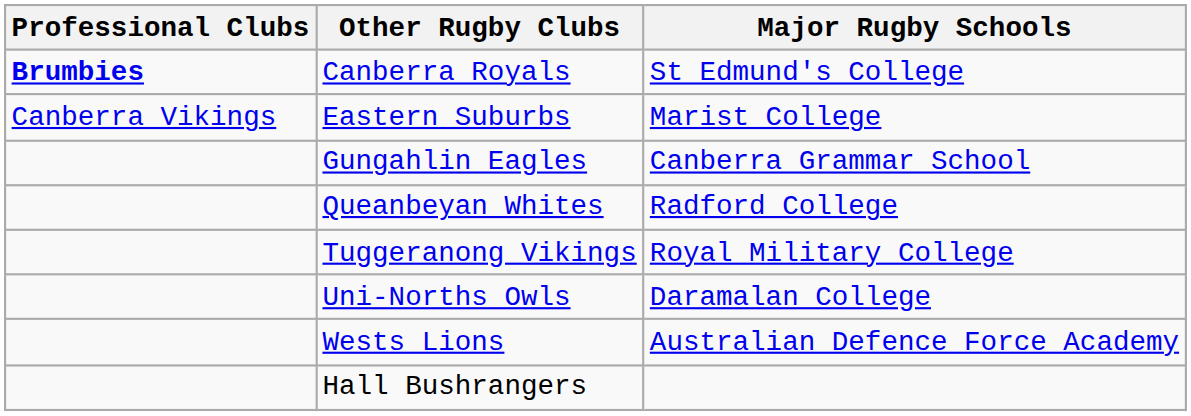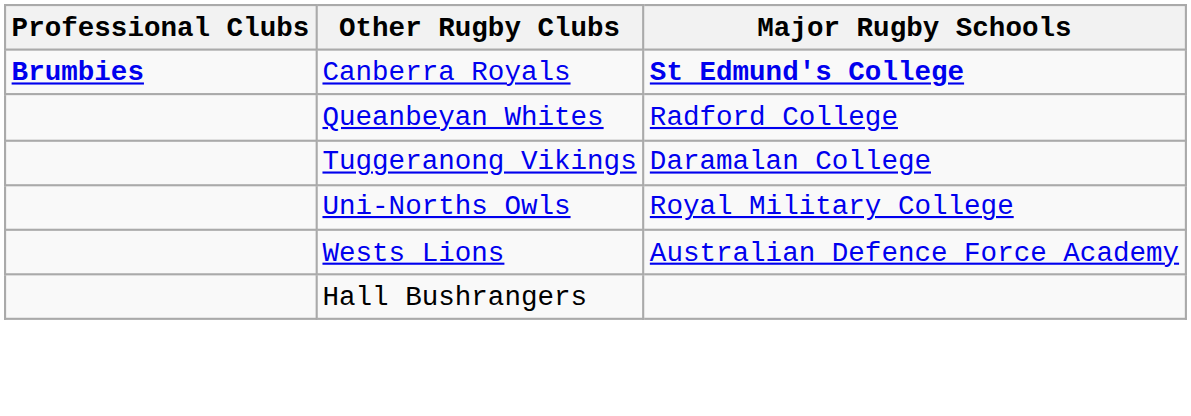(807, 72) normal -> (807, 72) bold
- row: (447, 117)
- row: (455, 162)
(832, 252) Royal Military College -> (790, 162) Daramalan College
(790, 297) Daramalan College -> (832, 207) Royal Military College
